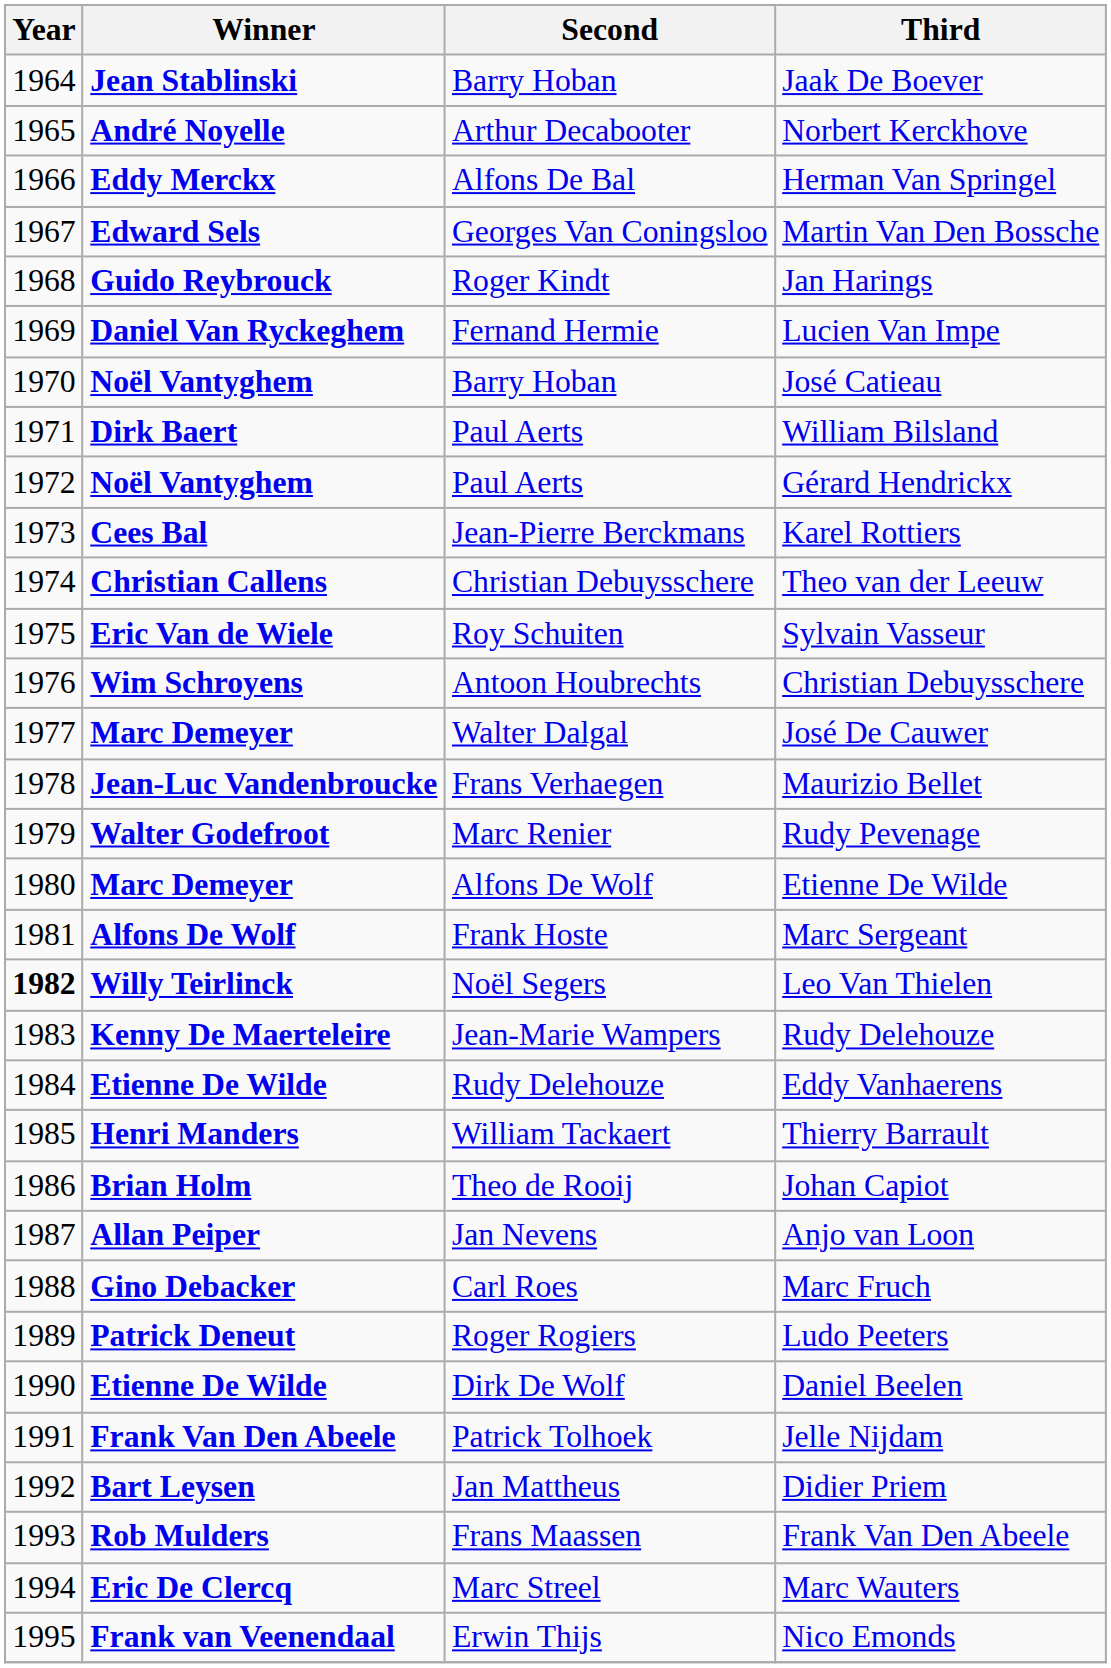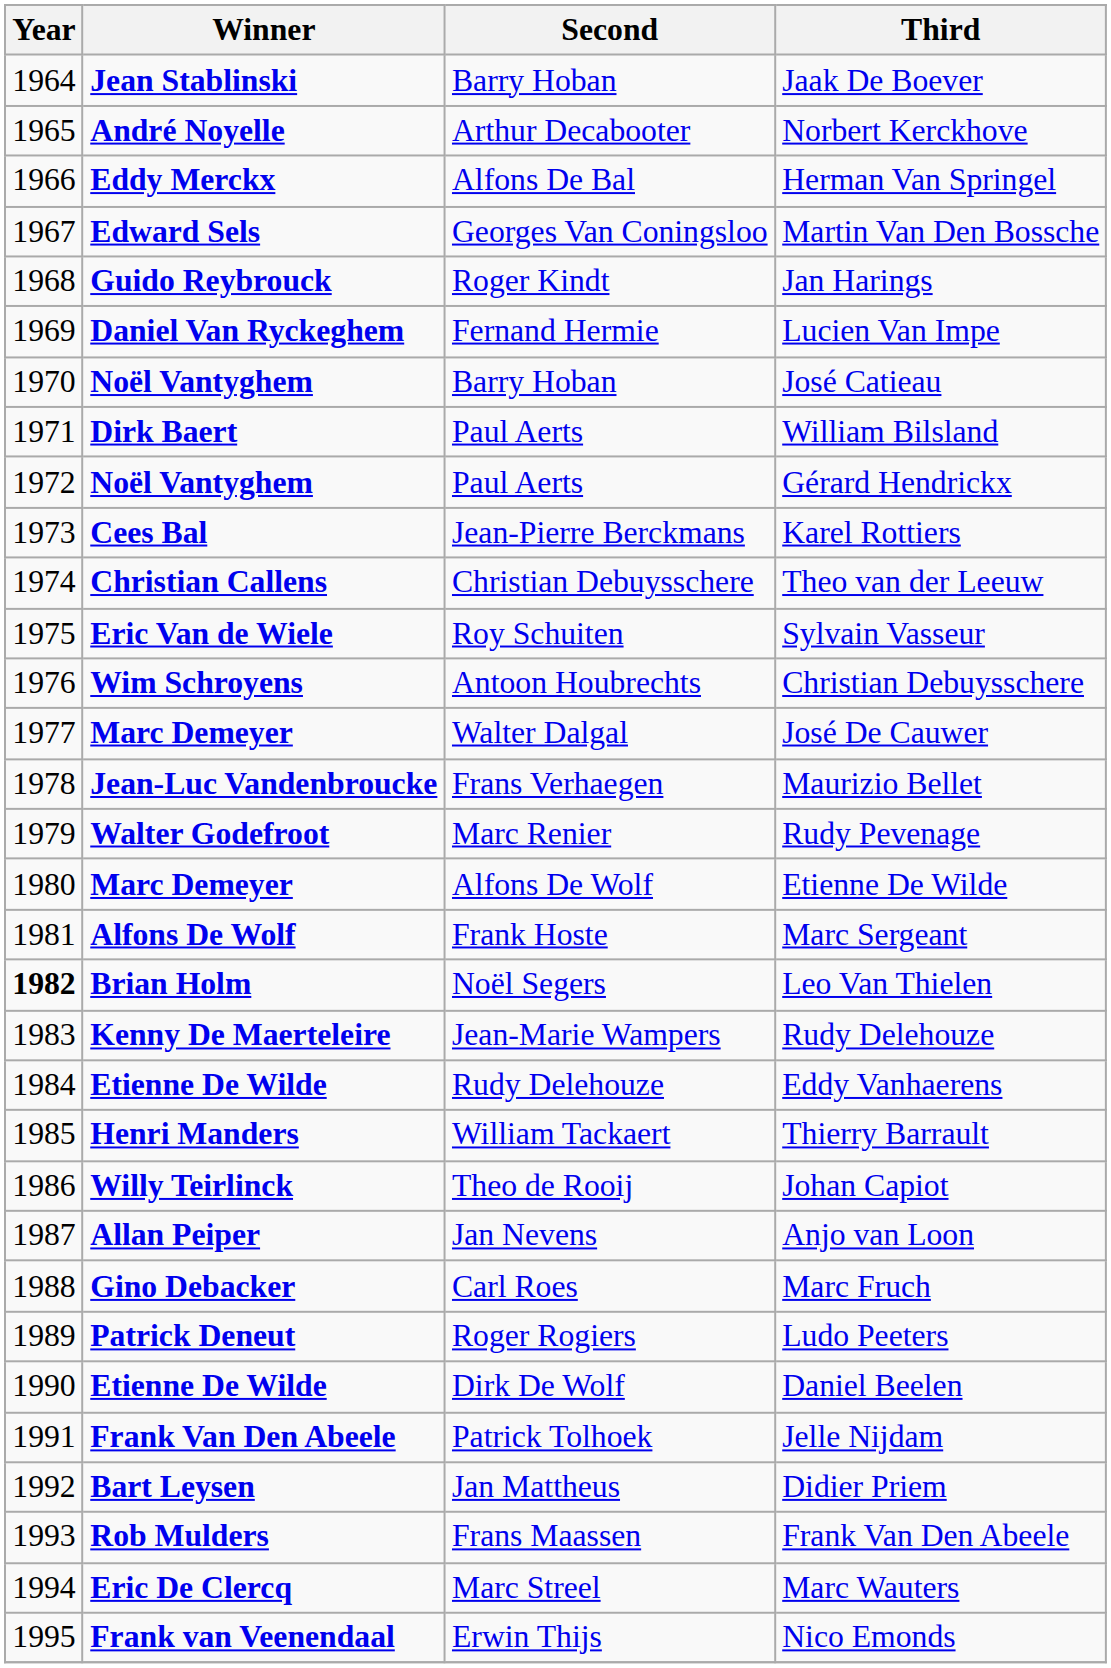(192, 984) Willy Teirlinck -> (171, 984) Brian Holm
(171, 1185) Brian Holm -> (192, 1185) Willy Teirlinck
